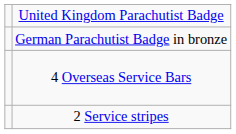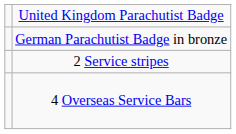rows swapped: (121, 77) <-> (121, 116)
